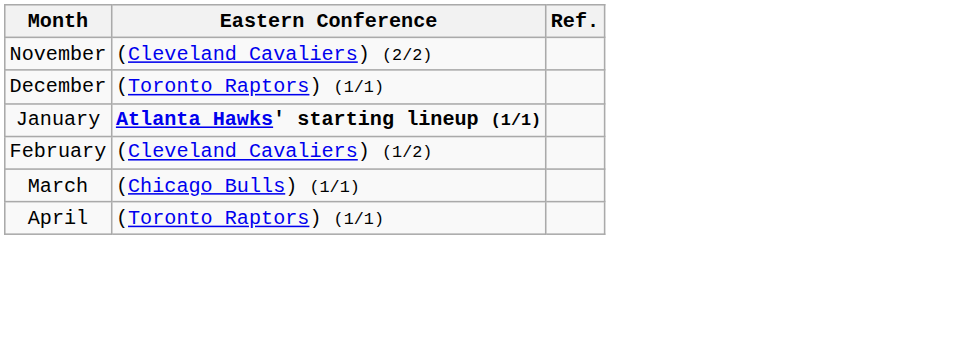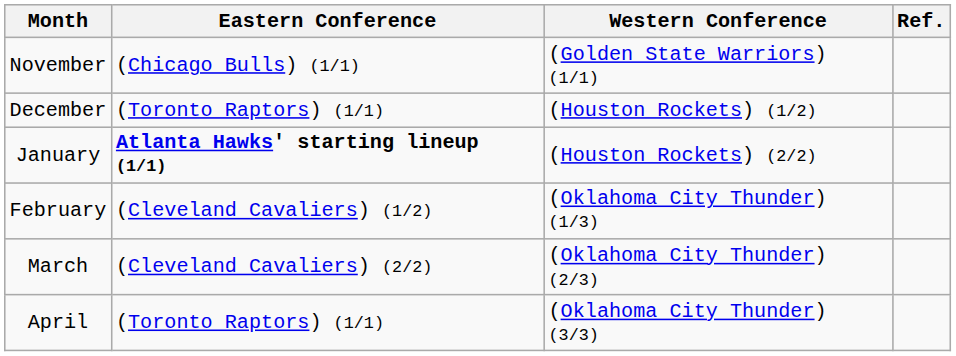+ column: (718, 21)
(274, 54) (Cleveland Cavaliers) (2/2) -> (238, 66) (Chicago Bulls) (1/1)
(238, 185) (Chicago Bulls) (1/1) -> (274, 267) (Cleveland Cavaliers) (2/2)
